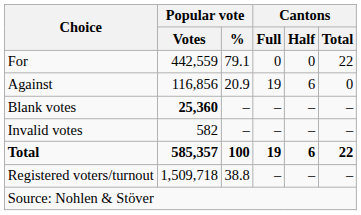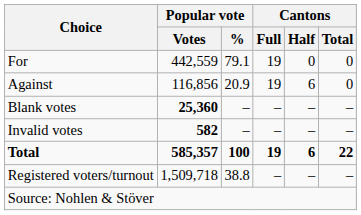(278, 61) 0 -> (274, 61) 19
(346, 61) 22 -> (350, 61) 0
(207, 130) normal -> (207, 130) bold
